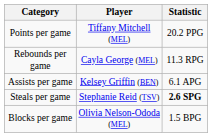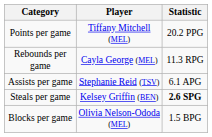(119, 82) Kelsey Griffin (BEN) -> (119, 82) Stephanie Reid (TSV)
(119, 97) Stephanie Reid (TSV) -> (119, 97) Kelsey Griffin (BEN)
